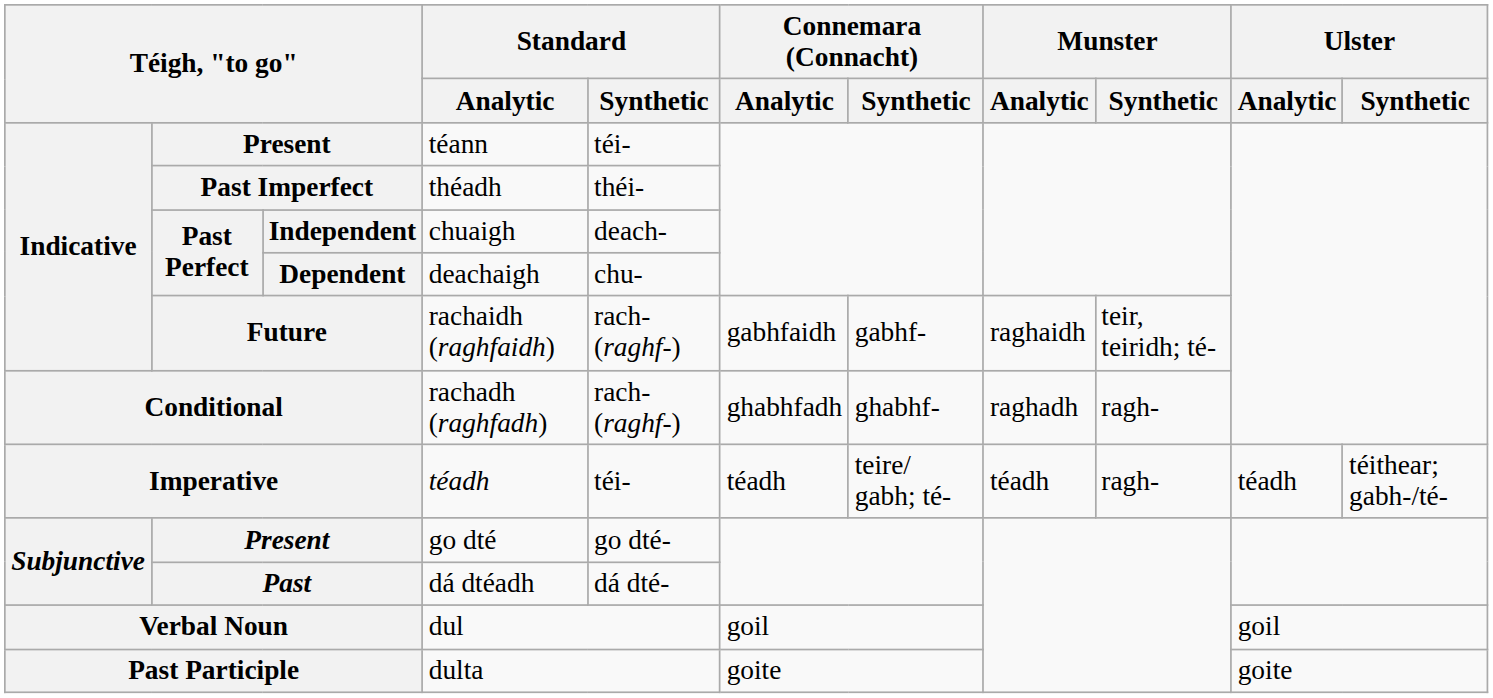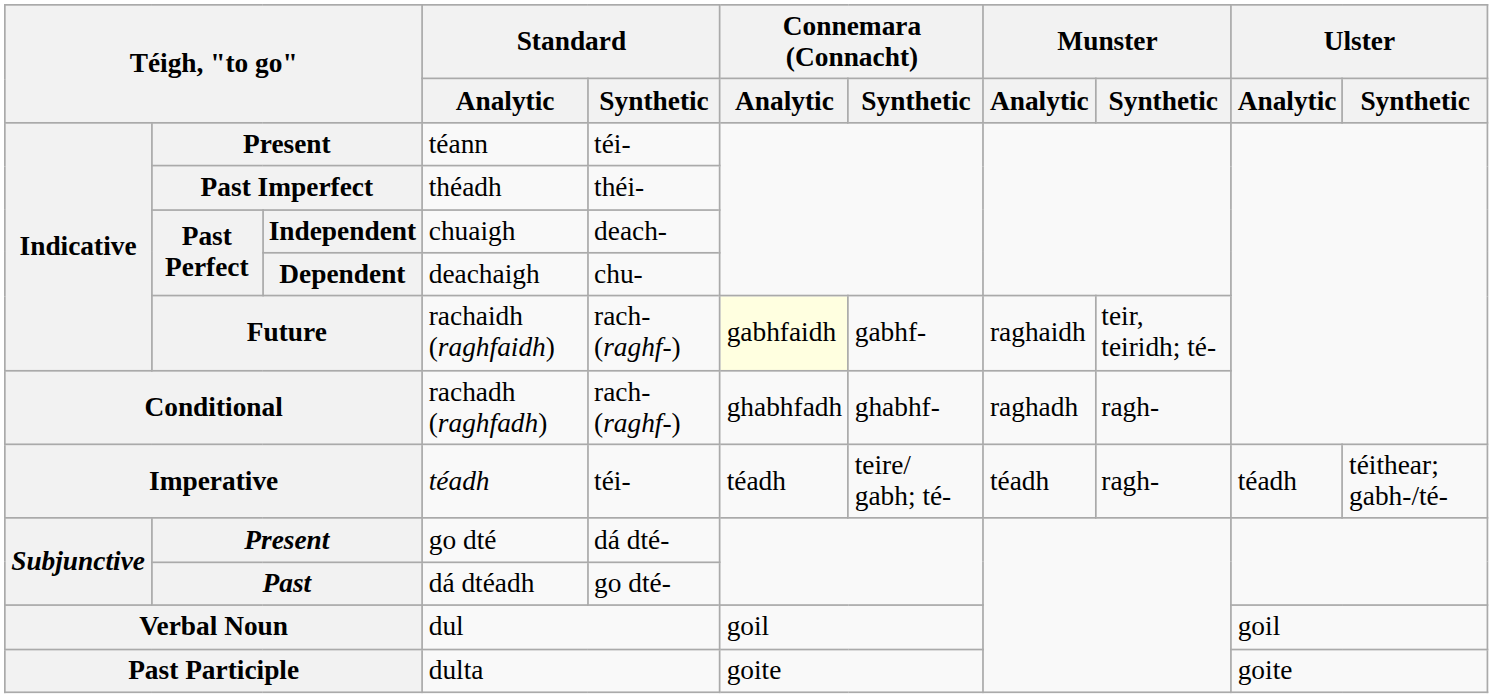(781, 332) no background -> (781, 332) lightyellow background
(632, 539) go dté- -> (632, 539) dá dté-
(632, 583) dá dté- -> (632, 583) go dté-
